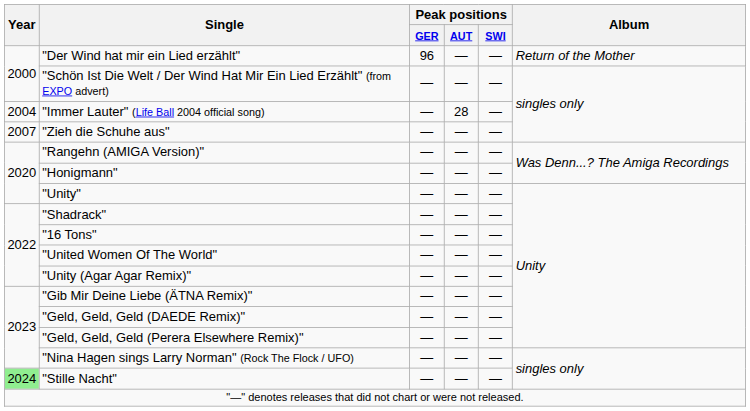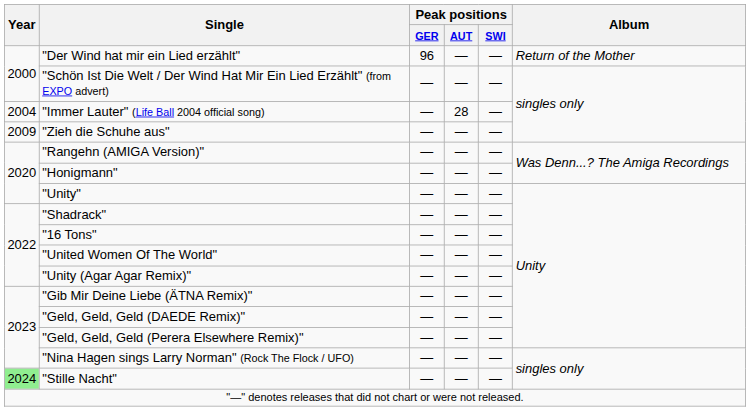(22, 132) 2007 -> (22, 132) 2009
